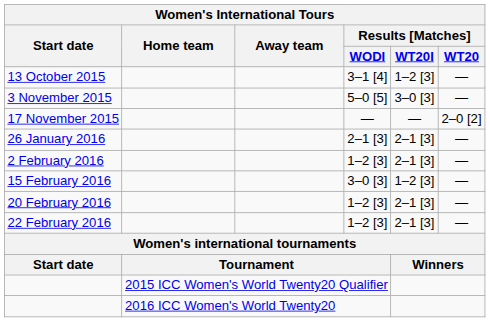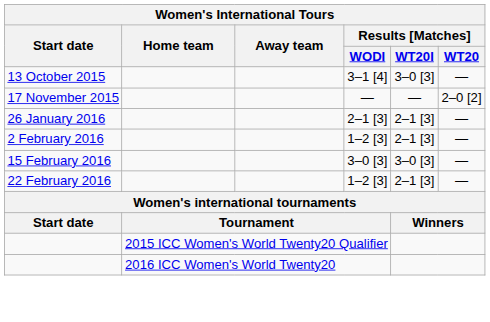(414, 77) 1–2 [3] -> (414, 77) 3–0 [3]
- row: (60, 98)
(414, 181) 1–2 [3] -> (414, 160) 3–0 [3]
- row: (59, 202)
